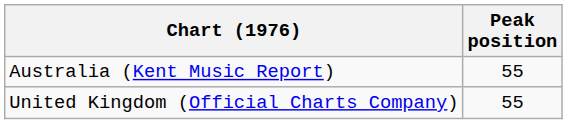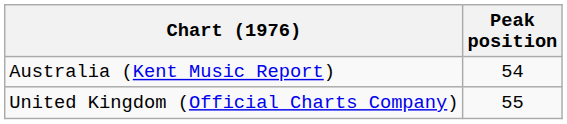(512, 72) 55 -> (512, 72) 54
